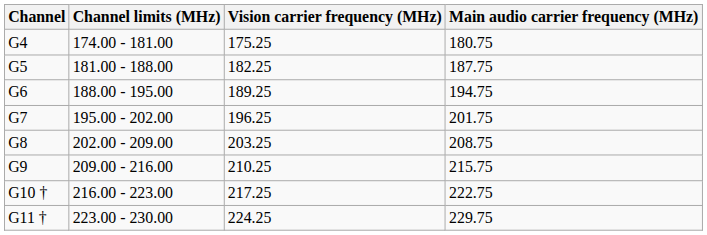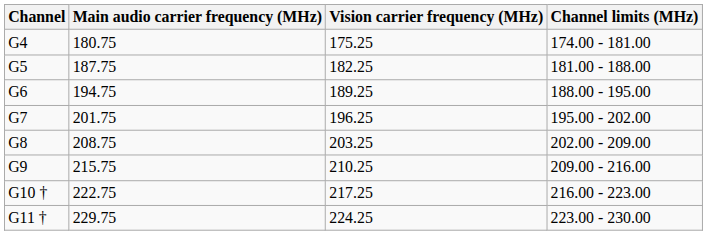columns swapped: (147, 17) <-> (574, 17)
